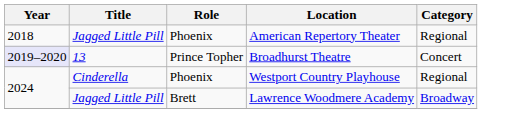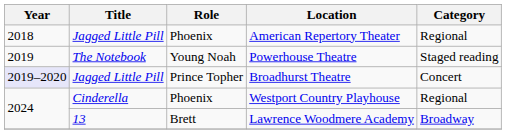+ row: (303, 56)
(79, 56) 13 -> (118, 77) Jagged Little Pill
(118, 98) Jagged Little Pill -> (79, 118) 13
